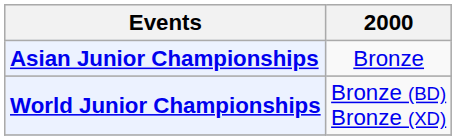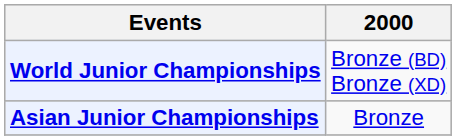rows swapped: (164, 58) <-> (165, 106)
